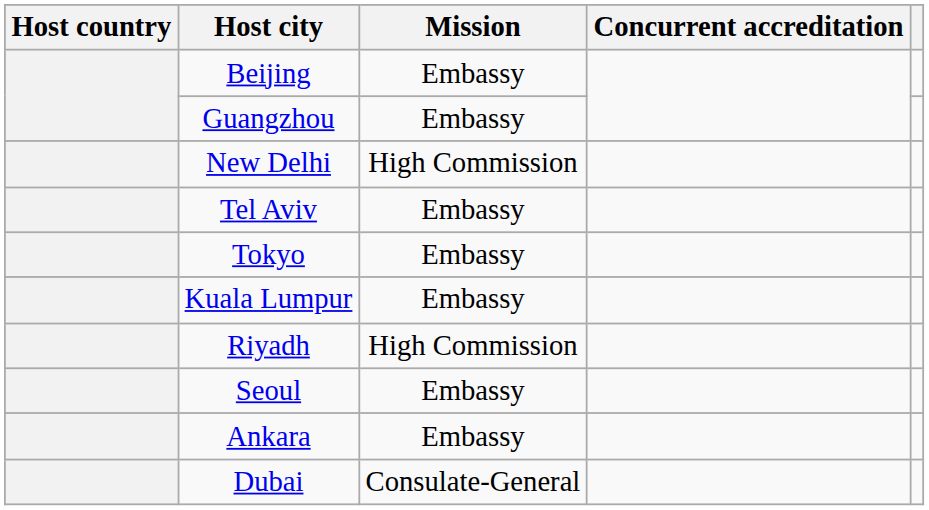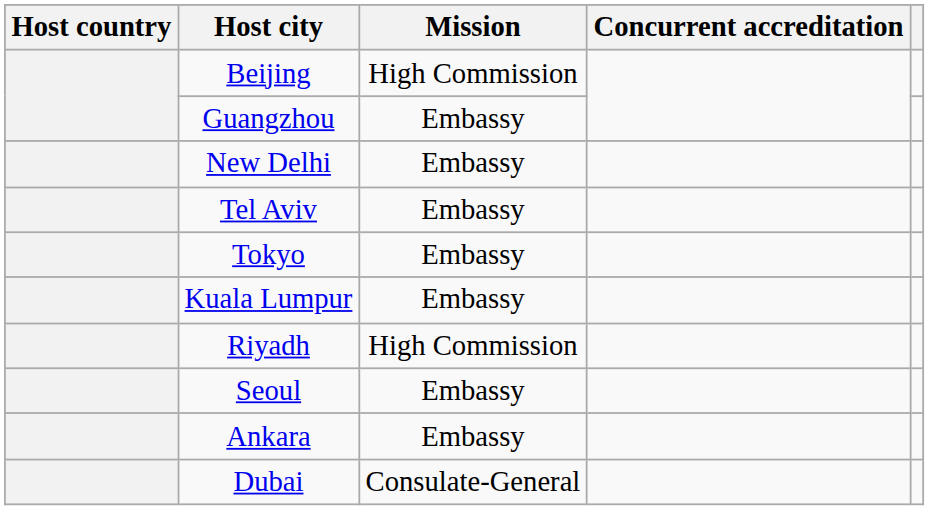(473, 72) Embassy -> (473, 72) High Commission
(473, 163) High Commission -> (473, 163) Embassy
